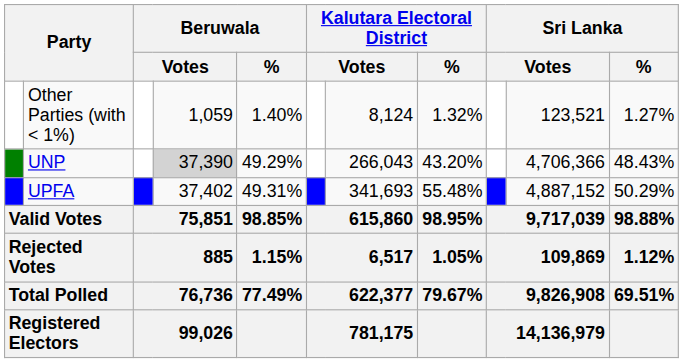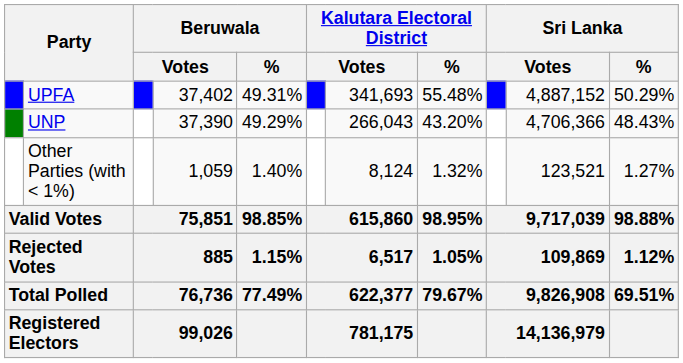rows swapped: (51, 191) <-> (77, 114)
(206, 163) lightgrey background -> (206, 123) no background
